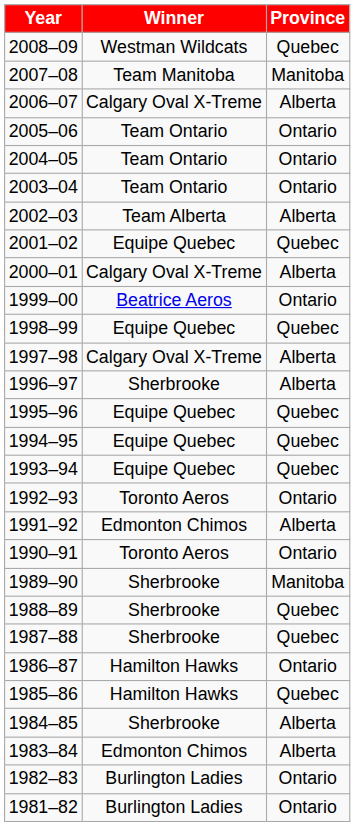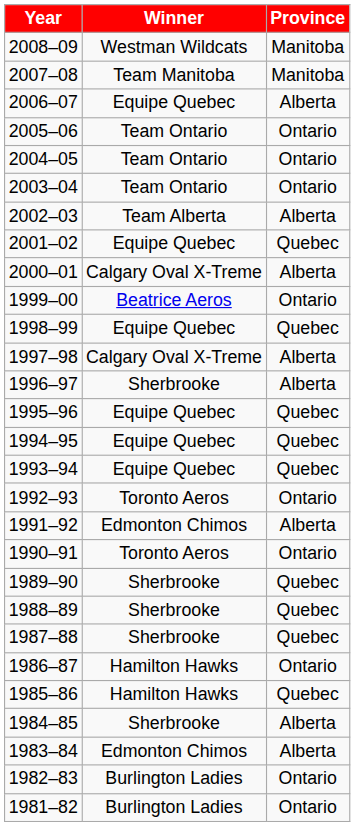(308, 46) Quebec -> (308, 46) Manitoba
(174, 103) Calgary Oval X-Treme -> (174, 103) Equipe Quebec
(308, 581) Manitoba -> (308, 581) Quebec
